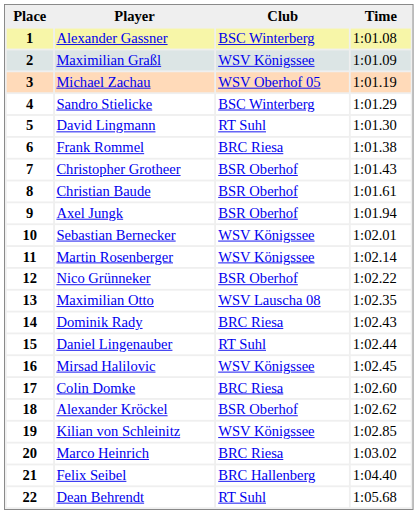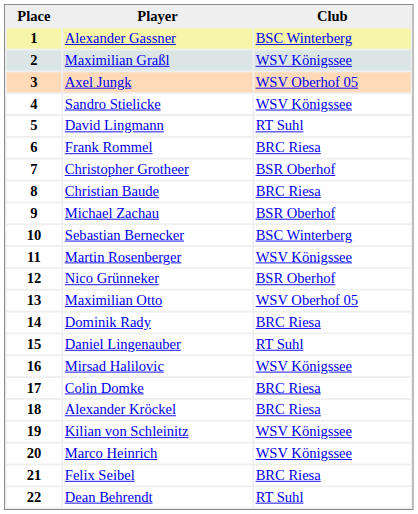- column: (381, 16)
(104, 82) Michael Zachau -> (98, 82) Axel Jungk
(266, 104) BSC Winterberg -> (304, 104) WSV Königssee
(258, 191) BSR Oberhof -> (288, 191) BRC Riesa
(90, 213) Axel Jungk -> (112, 213) Michael Zachau
(266, 235) WSV Königssee -> (304, 235) BSC Winterberg
(269, 300) WSV Lauscha 08 -> (307, 300) WSV Oberhof 05
(258, 409) BSR Oberhof -> (288, 409) BRC Riesa
(251, 453) BRC Riesa -> (304, 453) WSV Königssee
(267, 475) BRC Hallenberg -> (288, 475) BRC Riesa
